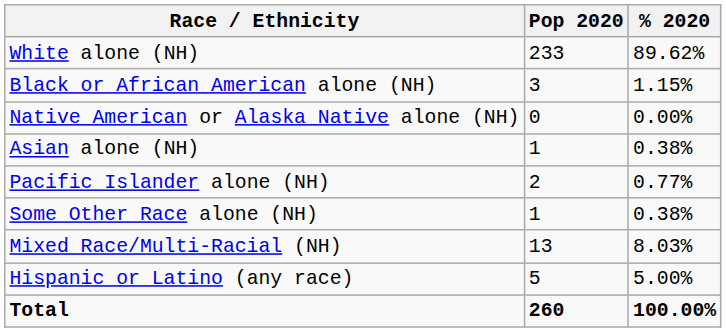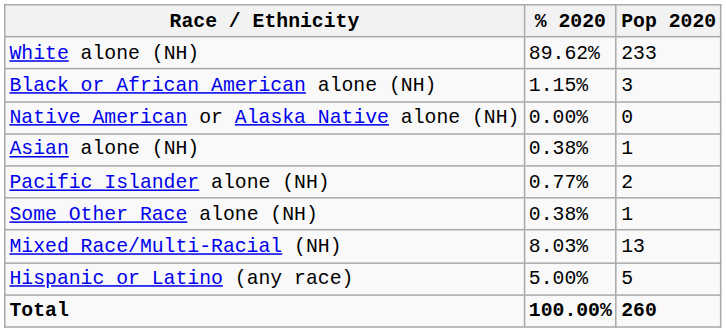columns swapped: (576, 21) <-> (675, 21)
